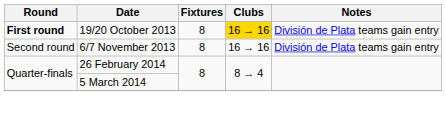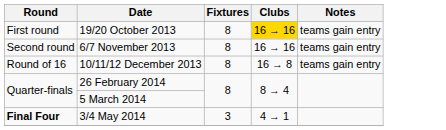(36, 30) bold -> (33, 30) normal
(357, 30) División de Plata teams gain entry -> (340, 30) teams gain entry
(357, 47) División de Plata teams gain entry -> (340, 47) teams gain entry
+ row: (141, 64)
+ row: (113, 116)
